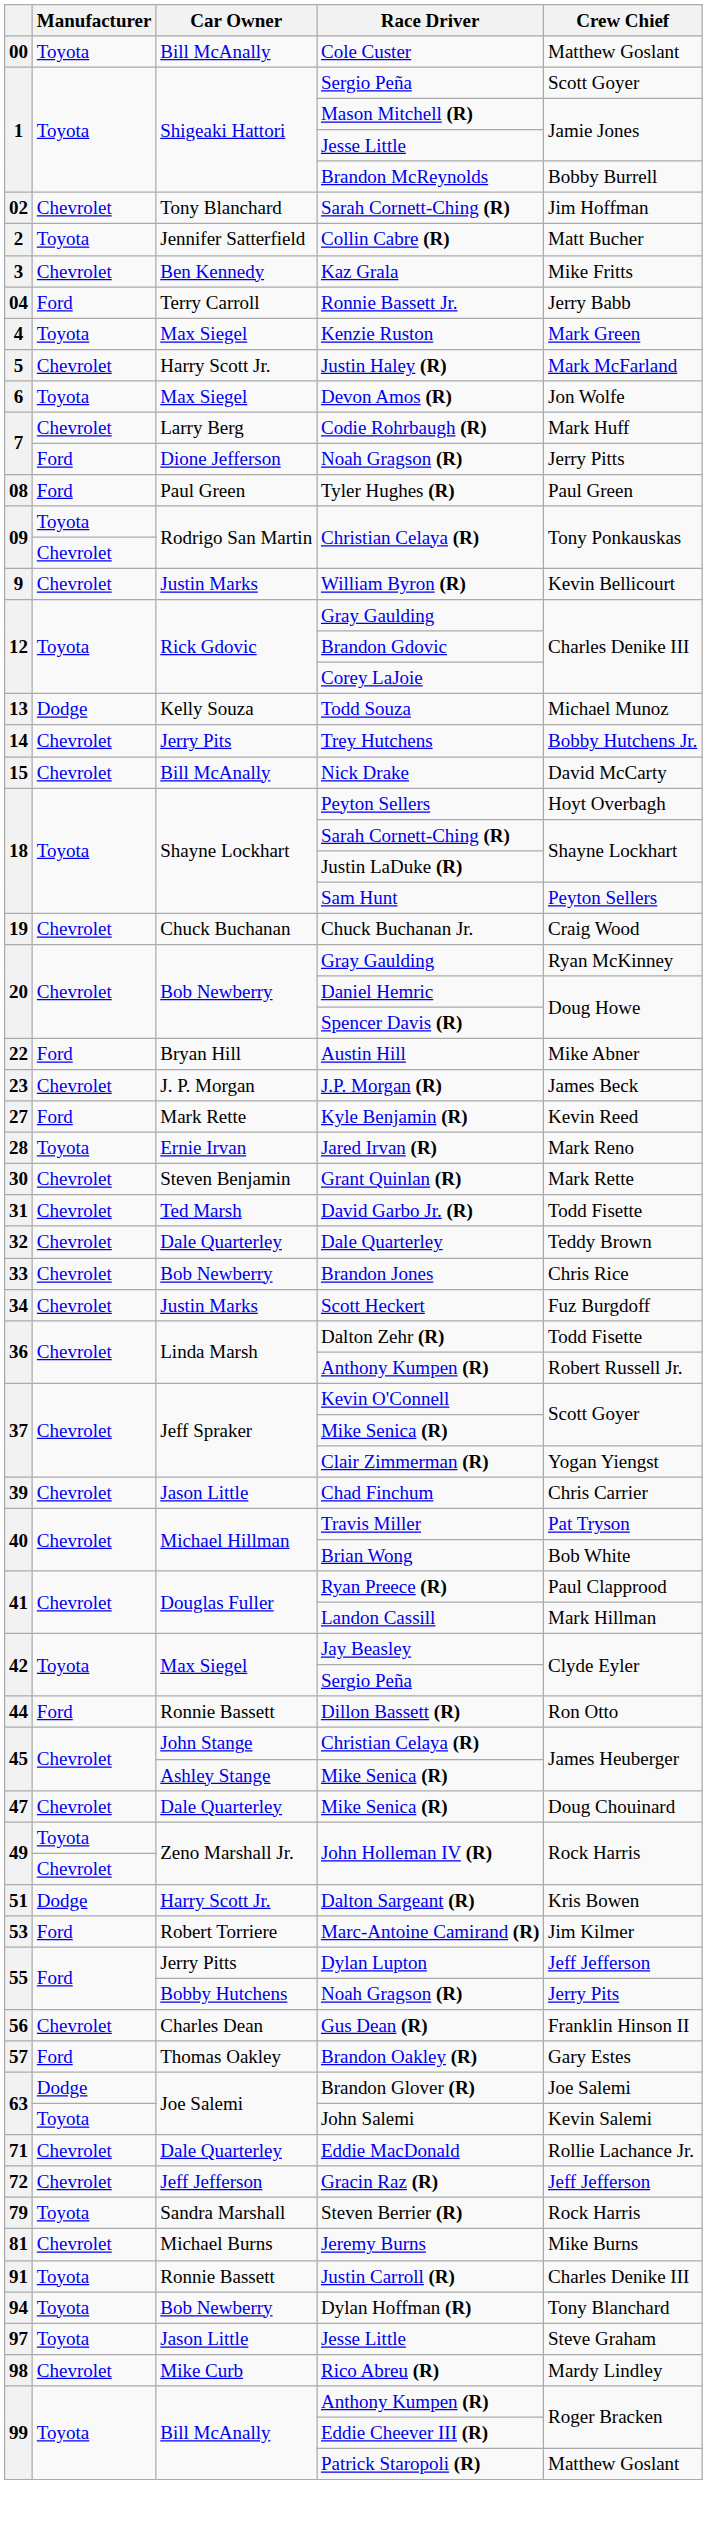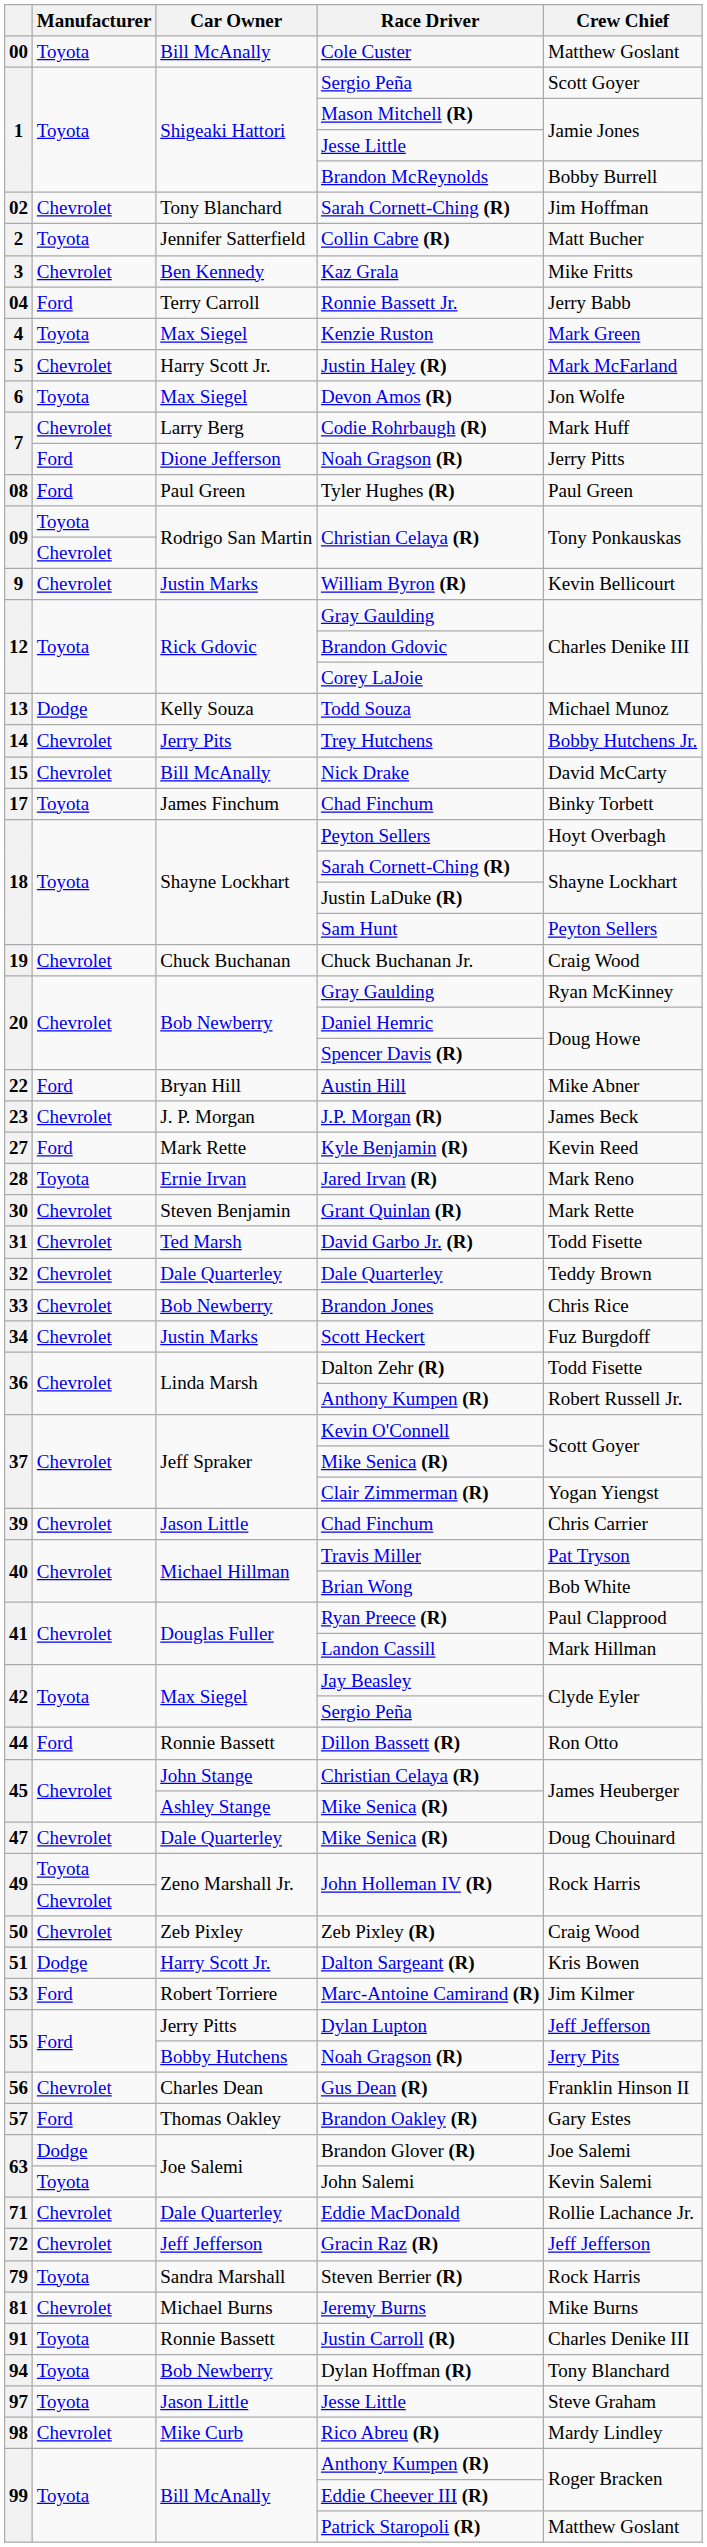+ row: (19, 803)
+ row: (19, 1931)
